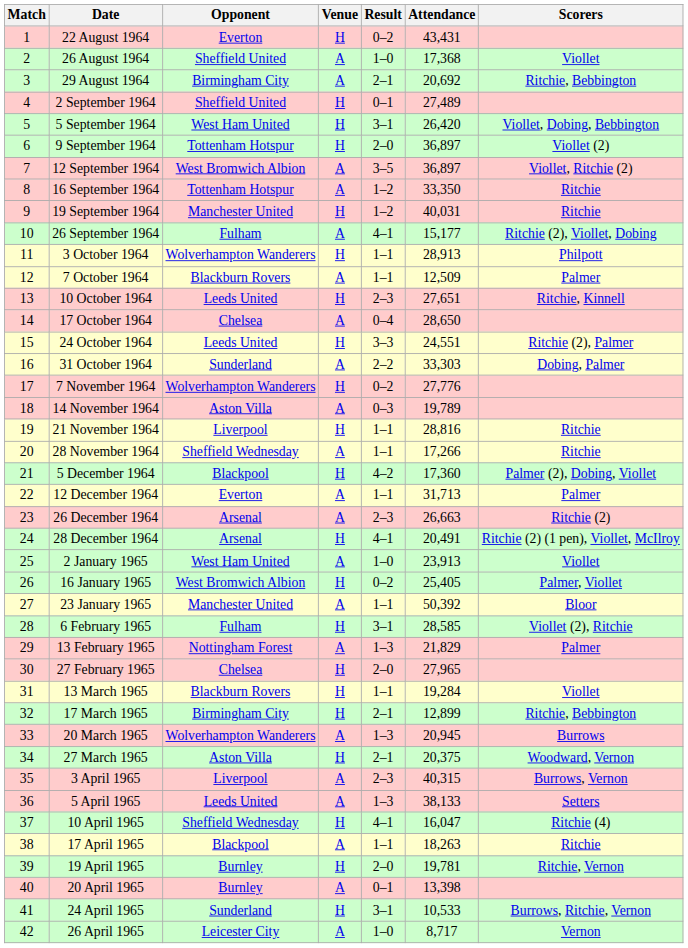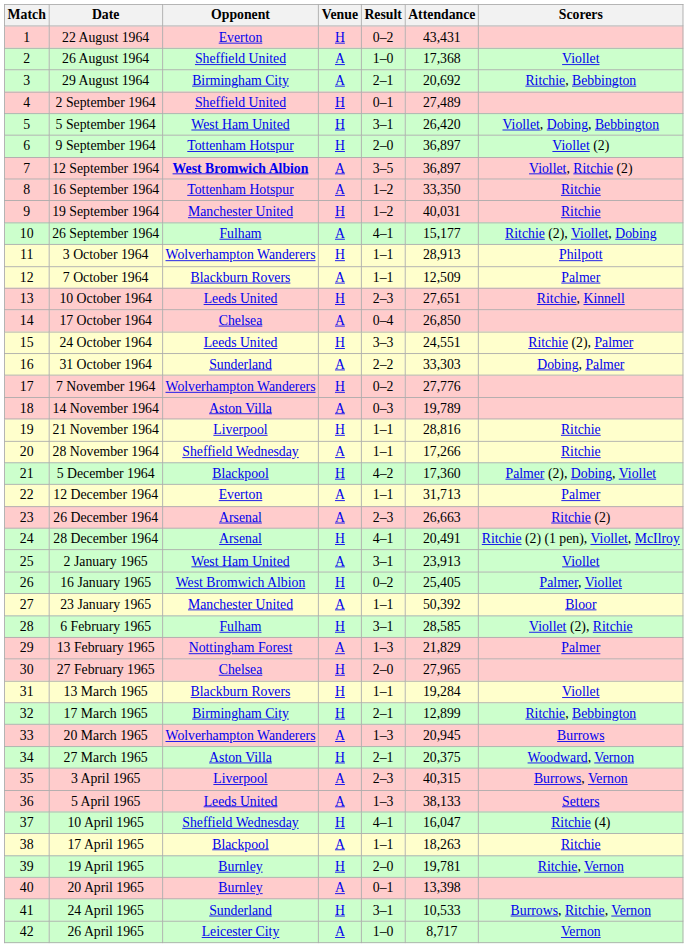(240, 168) normal -> (240, 168) bold
(442, 320) 28,650 -> (442, 320) 26,850
(383, 560) 1–0 -> (383, 560) 3–1
